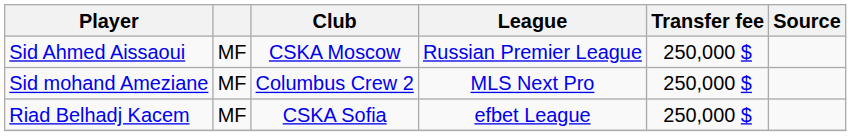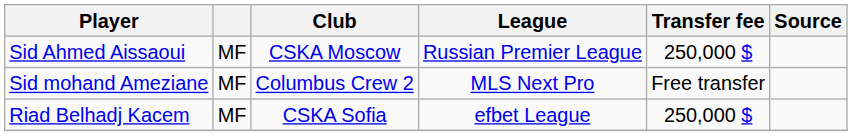(708, 84) 250,000 $ -> (708, 84) Free transfer
